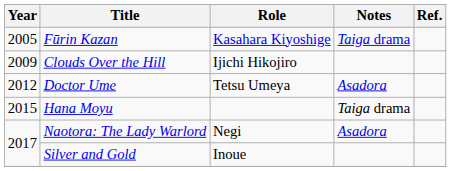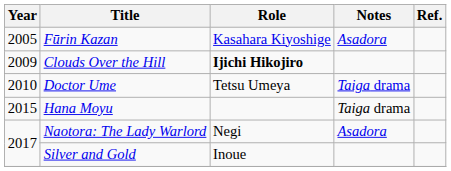(374, 39) Taiga drama -> (362, 39) Asadora
(255, 62) normal -> (258, 62) bold
(22, 85) 2012 -> (22, 85) 2010
(362, 85) Asadora -> (374, 85) Taiga drama
